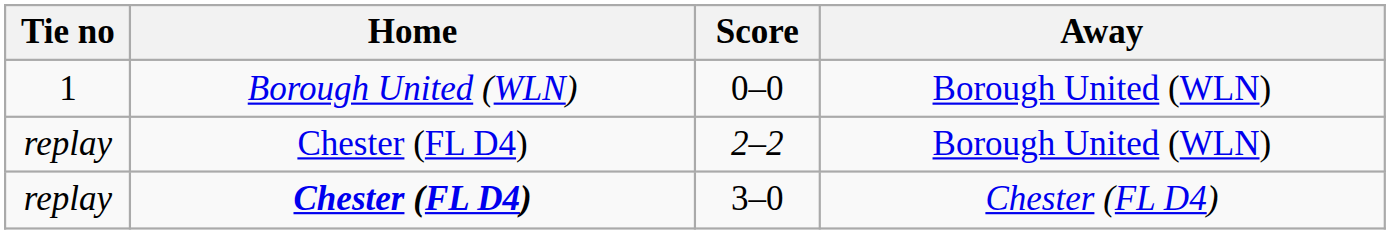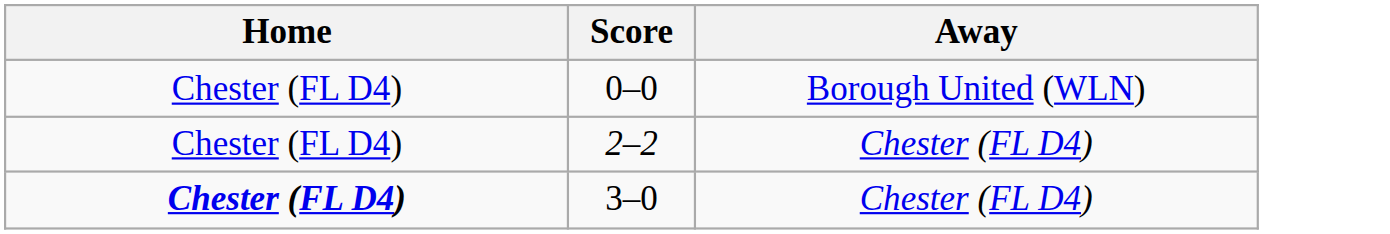- column: (68, 32)
(413, 87) Borough United (WLN) -> (287, 87) Chester (FL D4)
(1102, 143) Borough United (WLN) -> (976, 143) Chester (FL D4)
